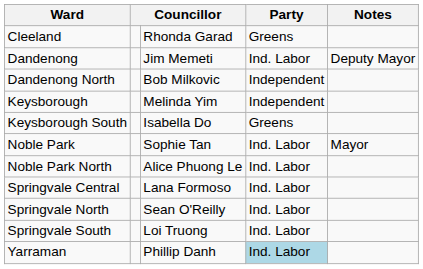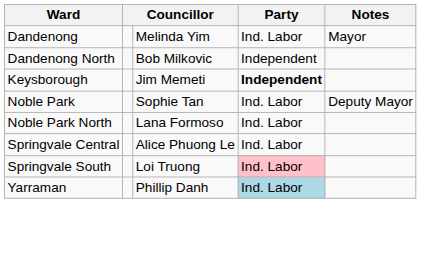- row: (34, 36)
(178, 58) Jim Memeti -> (173, 36) Melinda Yim
(373, 58) Deputy Mayor -> (347, 36) Mayor
(180, 101) Melinda Yim -> (171, 79) Jim Memeti
(286, 101) normal -> (282, 79) bold
- row: (67, 123)
(349, 144) Mayor -> (371, 101) Deputy Mayor
(193, 166) Alice Phuong Le -> (180, 123) Lana Formoso
(187, 187) Lana Formoso -> (185, 144) Alice Phuong Le
- row: (58, 209)
(279, 230) no background -> (272, 166) pink background
